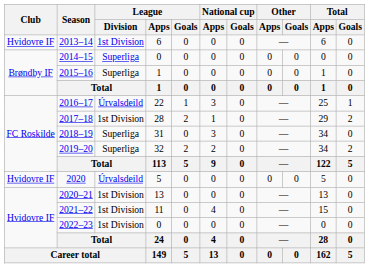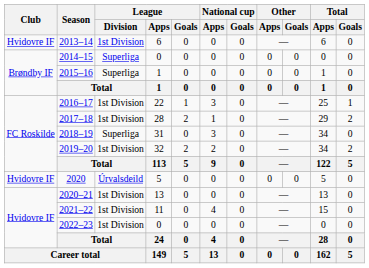(121, 103) Úrvalsdeild -> (121, 103) 1st Division
(121, 149) Superliga -> (121, 149) 1st Division
